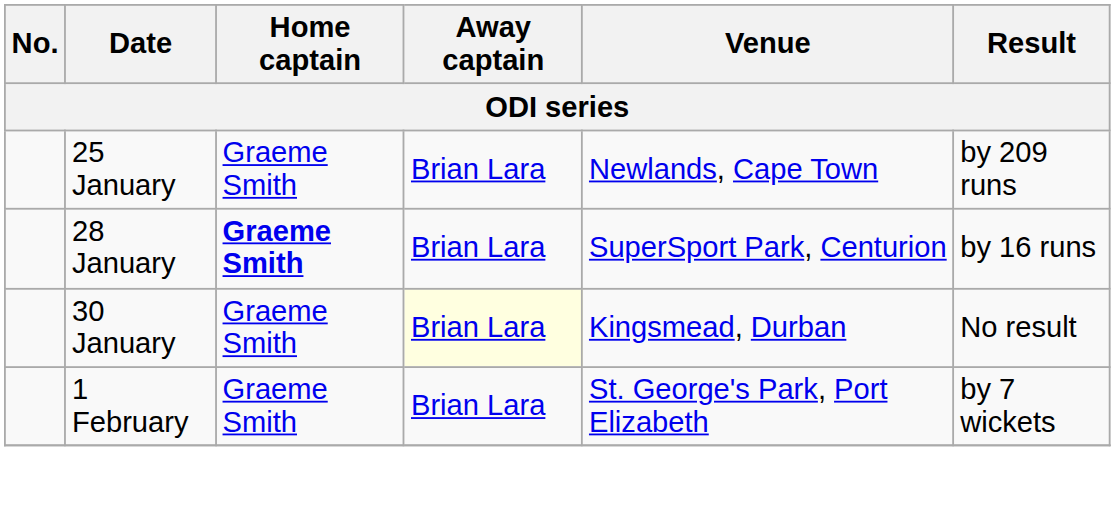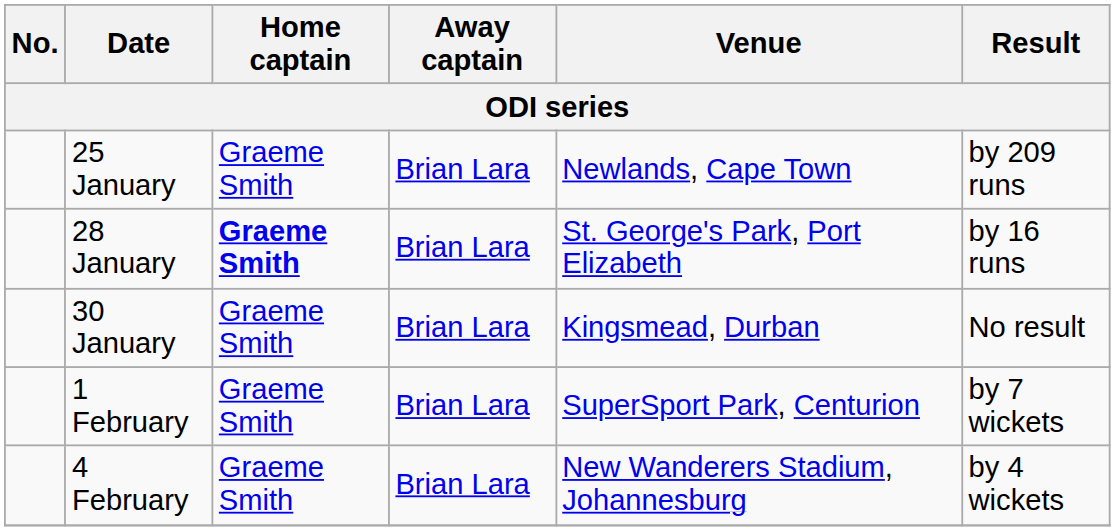(768, 248) SuperSport Park, Centurion -> (711, 248) St. George's Park, Port Elizabeth
(478, 326) lightyellow background -> (463, 326) no background
(738, 405) St. George's Park, Port Elizabeth -> (741, 405) SuperSport Park, Centurion
+ row: (130, 484)
